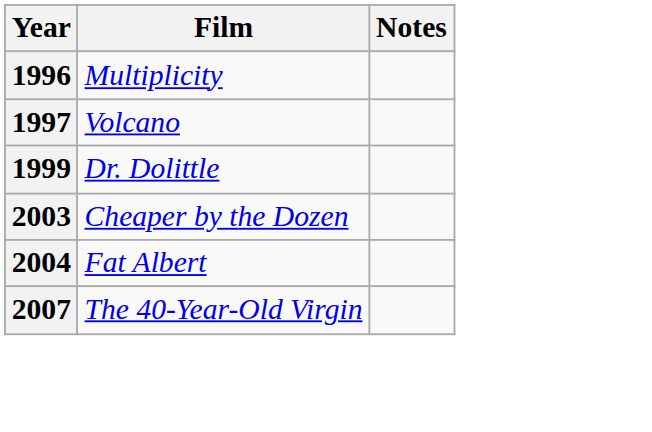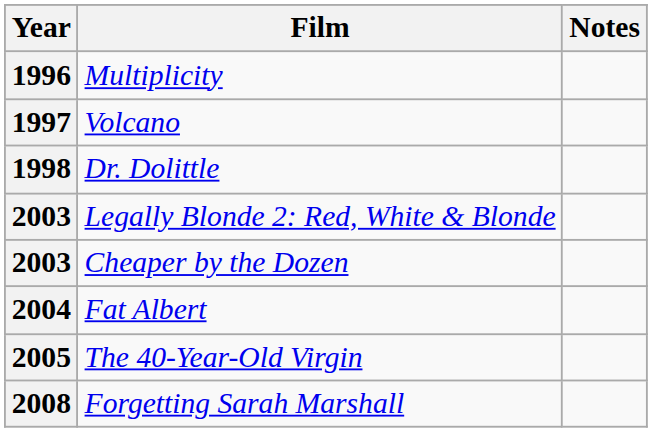(41, 168) 1999 -> (41, 168) 1998
+ row: (320, 215)
(41, 309) 2007 -> (41, 356) 2005
+ row: (244, 403)
